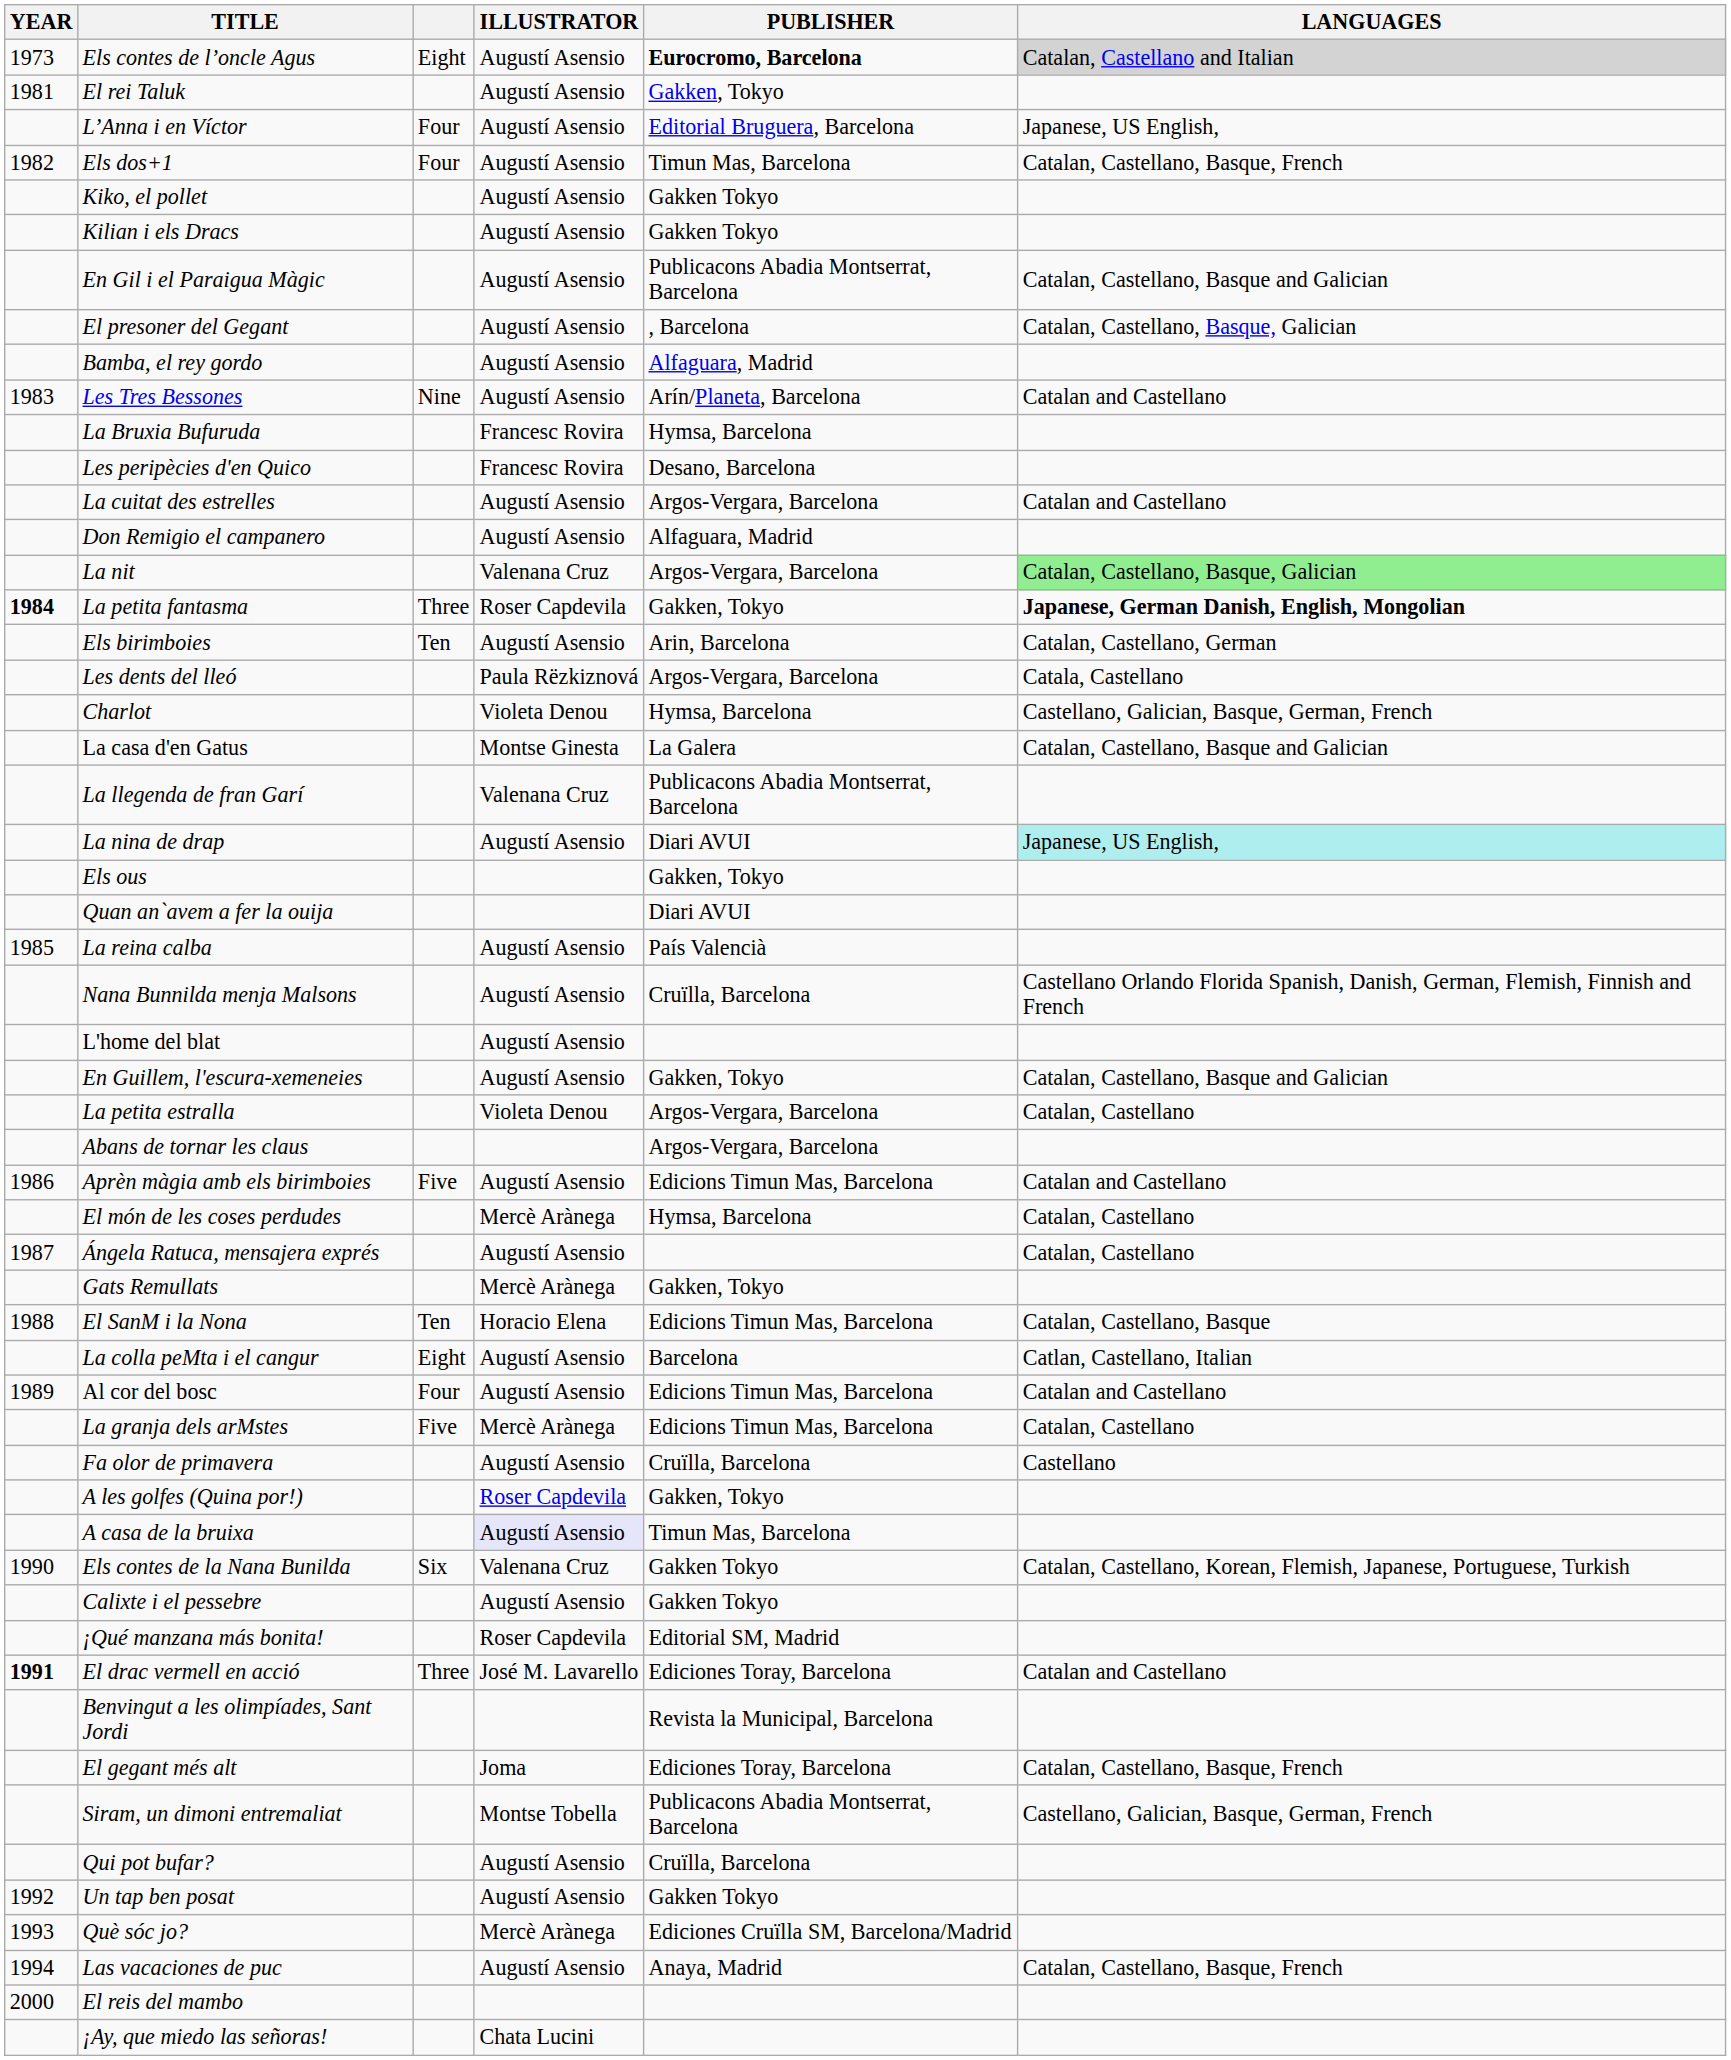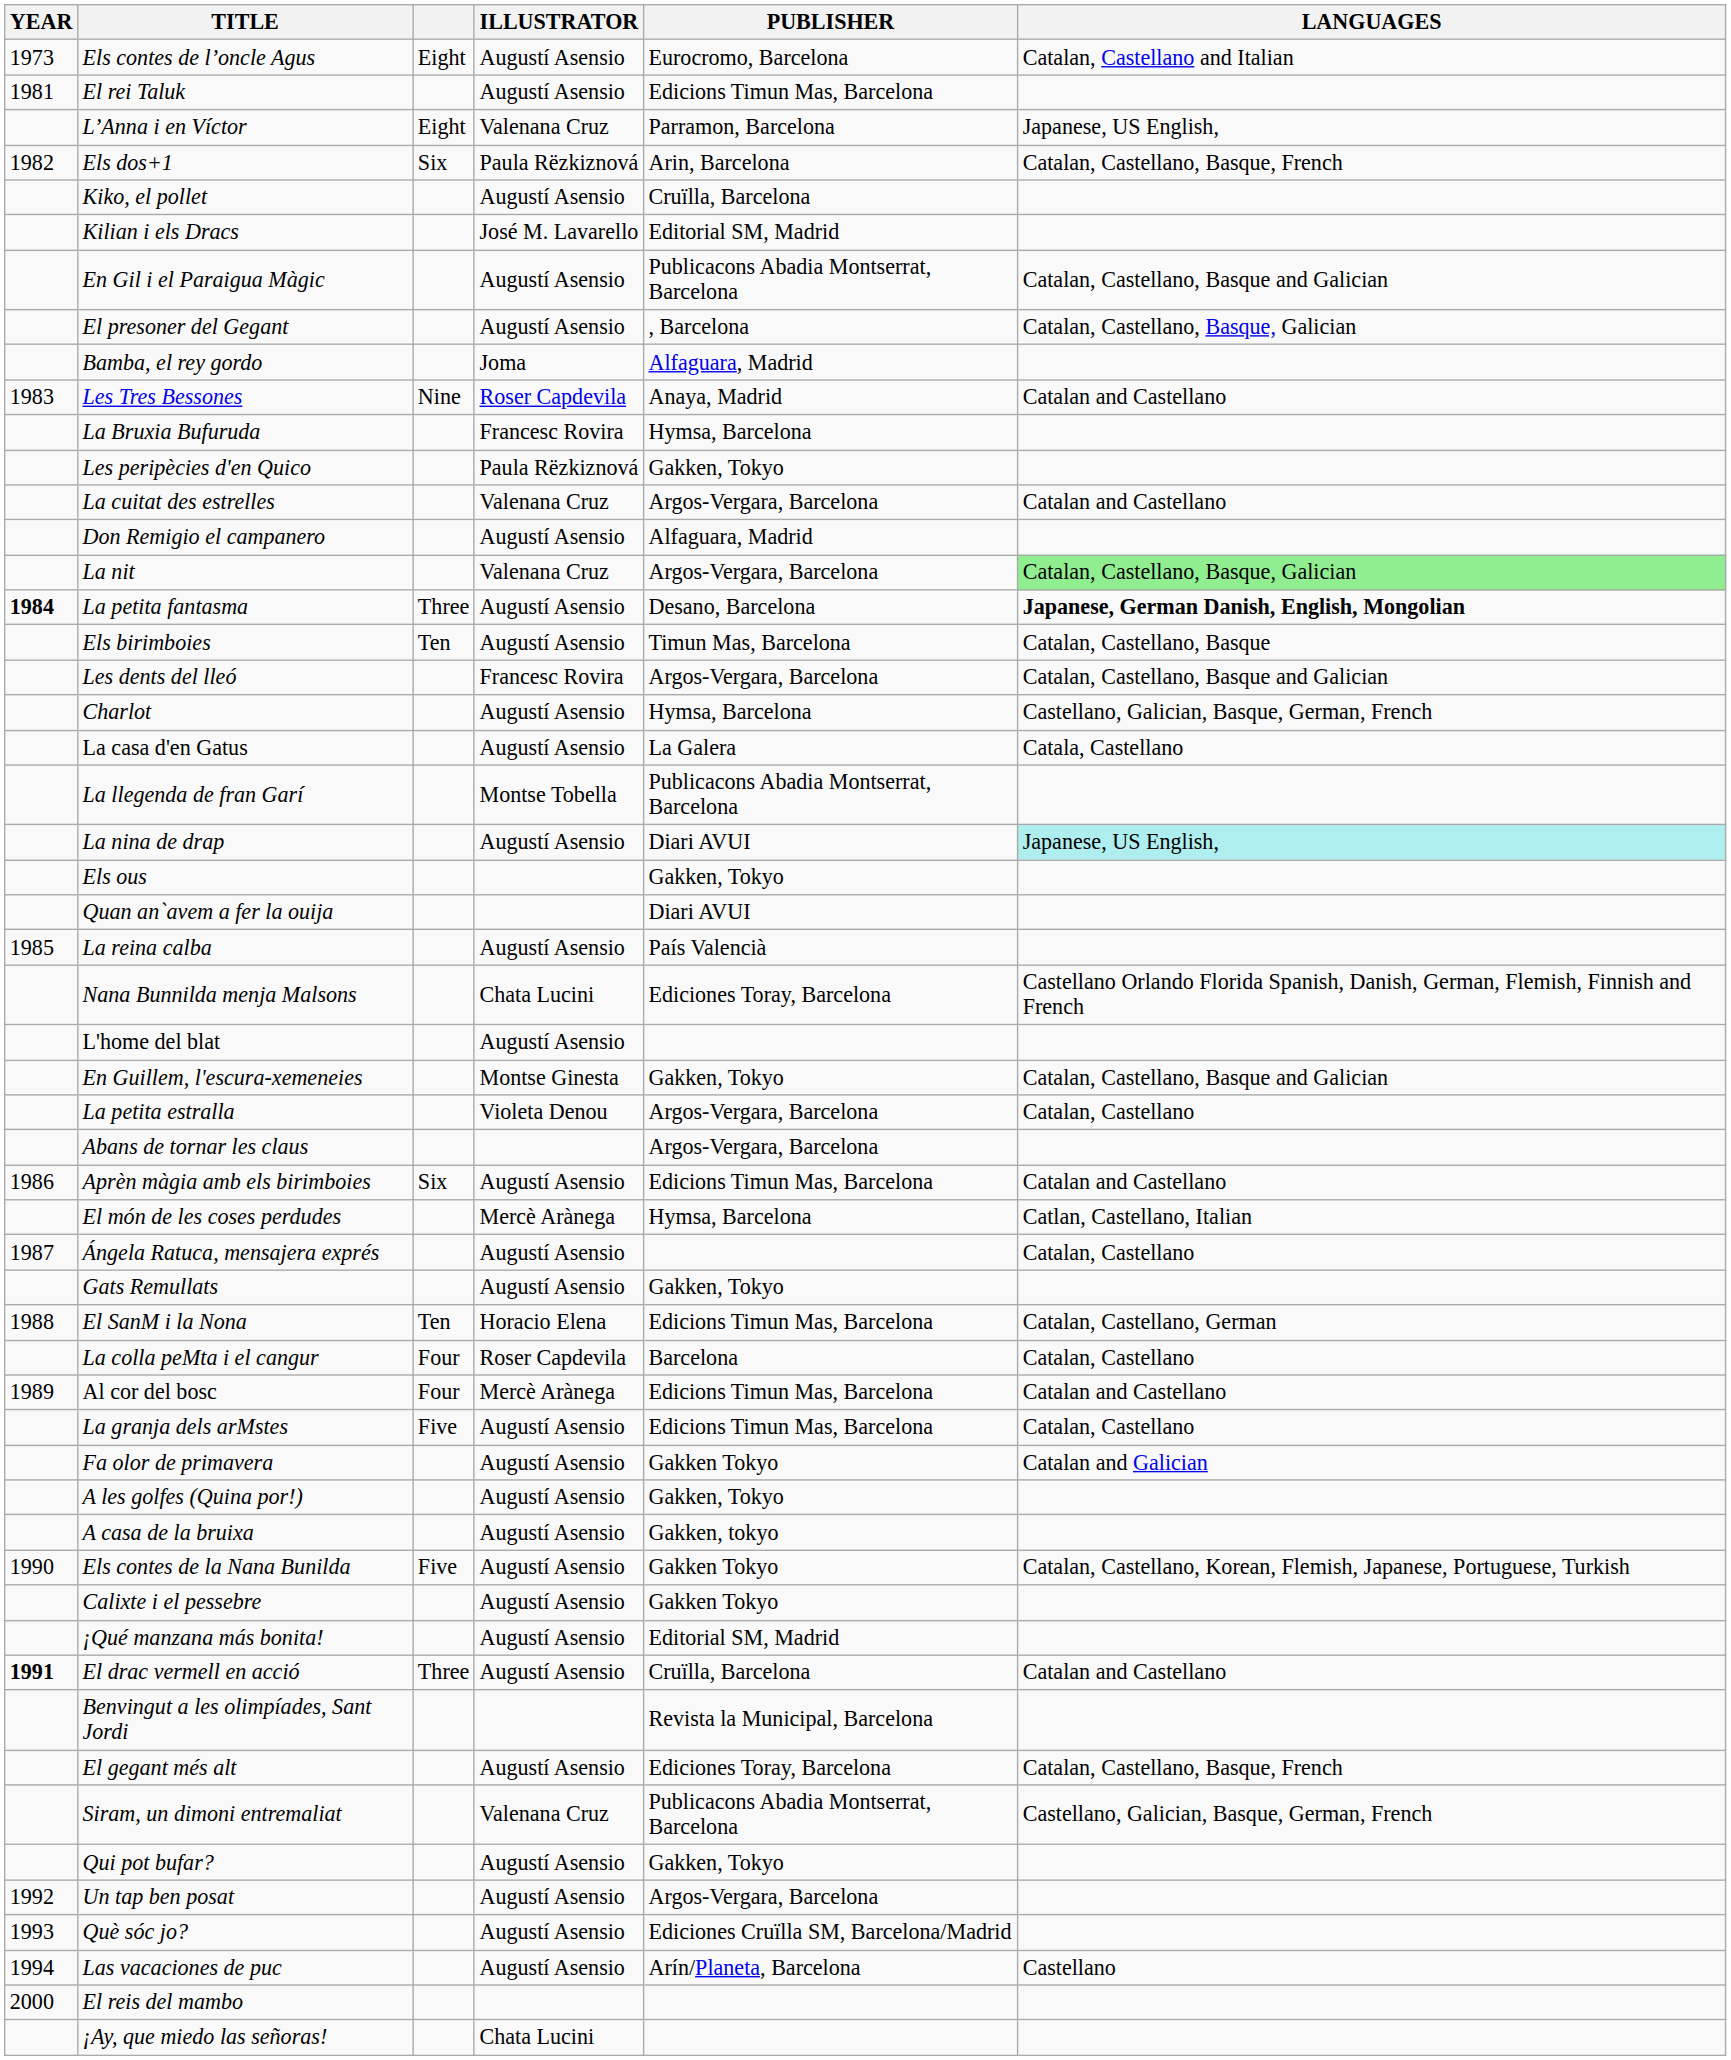(755, 57) bold -> (748, 57) normal
(1158, 57) lightgrey background -> (1158, 57) no background
(716, 92) Gakken, Tokyo -> (791, 92) Edicions Timun Mas, Barcelona
(439, 127) Four -> (442, 127) Eight
(552, 127) Augustí Asensio -> (544, 127) Valenana Cruz
(781, 127) Editorial Bruguera, Barcelona -> (742, 127) Parramon, Barcelona
(439, 162) Four -> (433, 162) Six
(552, 162) Augustí Asensio -> (559, 162) Paula Rëzkiznová
(750, 162) Timun Mas, Barcelona -> (719, 162) Arin, Barcelona
(713, 197) Gakken Tokyo -> (729, 197) Cruïlla, Barcelona
(552, 232) Augustí Asensio -> (559, 232) José M. Lavarello
(713, 232) Gakken Tokyo -> (744, 232) Editorial SM, Madrid
(552, 362) Augustí Asensio -> (503, 362) Joma
(552, 397) Augustí Asensio -> (553, 397) Roser Capdevila
(755, 397) Arín/Planeta, Barcelona -> (715, 397) Anaya, Madrid
(552, 467) Francesc Rovira -> (559, 467) Paula Rëzkiznová
(732, 467) Desano, Barcelona -> (716, 467) Gakken, Tokyo
(552, 502) Augustí Asensio -> (544, 502) Valenana Cruz
(553, 607) Roser Capdevila -> (552, 607) Augustí Asensio
(716, 607) Gakken, Tokyo -> (732, 607) Desano, Barcelona
(719, 642) Arin, Barcelona -> (750, 642) Timun Mas, Barcelona
(1150, 642) Catalan, Castellano, German -> (1147, 642) Catalan, Castellano, Basque
(559, 677) Paula Rëzkiznová -> (552, 677) Francesc Rovira
(1103, 677) Catala, Castellano -> (1205, 677) Catalan, Castellano, Basque and Galician
(544, 712) Violeta Denou -> (552, 712) Augustí Asensio
(549, 747) Montse Ginesta -> (552, 747) Augustí Asensio
(1205, 747) Catalan, Castellano, Basque and Galician -> (1103, 747) Catala, Castellano
(544, 794) Valenana Cruz -> (548, 794) Montse Tobella
(552, 994) Augustí Asensio -> (537, 994) Chata Lucini
(729, 994) Cruïlla, Barcelona -> (770, 994) Ediciones Toray, Barcelona
(552, 1077) Augustí Asensio -> (549, 1077) Montse Ginesta
(437, 1182) Five -> (433, 1182) Six
(1109, 1217) Catalan, Castellano -> (1137, 1217) Catlan, Castellano, Italian
(547, 1287) Mercè Arànega -> (552, 1287) Augustí Asensio
(1147, 1322) Catalan, Castellano, Basque -> (1150, 1322) Catalan, Castellano, German
(442, 1357) Eight -> (439, 1357) Four
(552, 1357) Augustí Asensio -> (553, 1357) Roser Capdevila
(1137, 1357) Catlan, Castellano, Italian -> (1109, 1357) Catalan, Castellano
(552, 1392) Augustí Asensio -> (547, 1392) Mercè Arànega
(547, 1427) Mercè Arànega -> (552, 1427) Augustí Asensio
(729, 1462) Cruïlla, Barcelona -> (713, 1462) Gakken Tokyo
(1069, 1462) Castellano -> (1115, 1462) Catalan and Galician
(553, 1497) Roser Capdevila -> (552, 1497) Augustí Asensio
(552, 1532) lavender background -> (552, 1532) no background
(750, 1532) Timun Mas, Barcelona -> (713, 1532) Gakken, tokyo
(433, 1567) Six -> (437, 1567) Five
(544, 1567) Valenana Cruz -> (552, 1567) Augustí Asensio
(553, 1637) Roser Capdevila -> (552, 1637) Augustí Asensio
(559, 1672) José M. Lavarello -> (552, 1672) Augustí Asensio
(770, 1672) Ediciones Toray, Barcelona -> (729, 1672) Cruïlla, Barcelona
(503, 1767) Joma -> (552, 1767) Augustí Asensio
(548, 1814) Montse Tobella -> (544, 1814) Valenana Cruz
(729, 1862) Cruïlla, Barcelona -> (716, 1862) Gakken, Tokyo
(713, 1897) Gakken Tokyo -> (763, 1897) Argos-Vergara, Barcelona
(547, 1932) Mercè Arànega -> (552, 1932) Augustí Asensio
(715, 1967) Anaya, Madrid -> (755, 1967) Arín/Planeta, Barcelona
(1183, 1967) Catalan, Castellano, Basque, French -> (1069, 1967) Castellano
